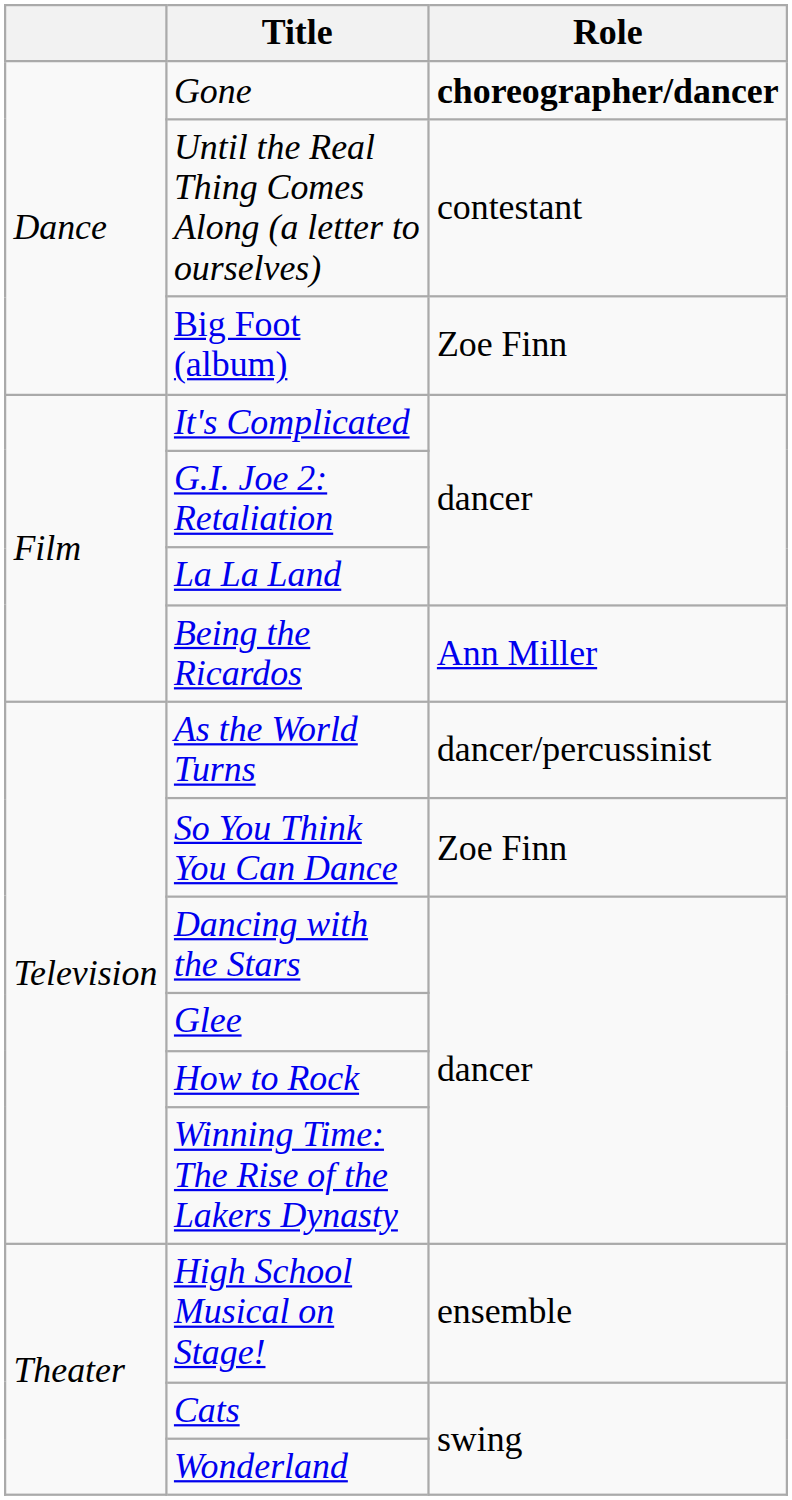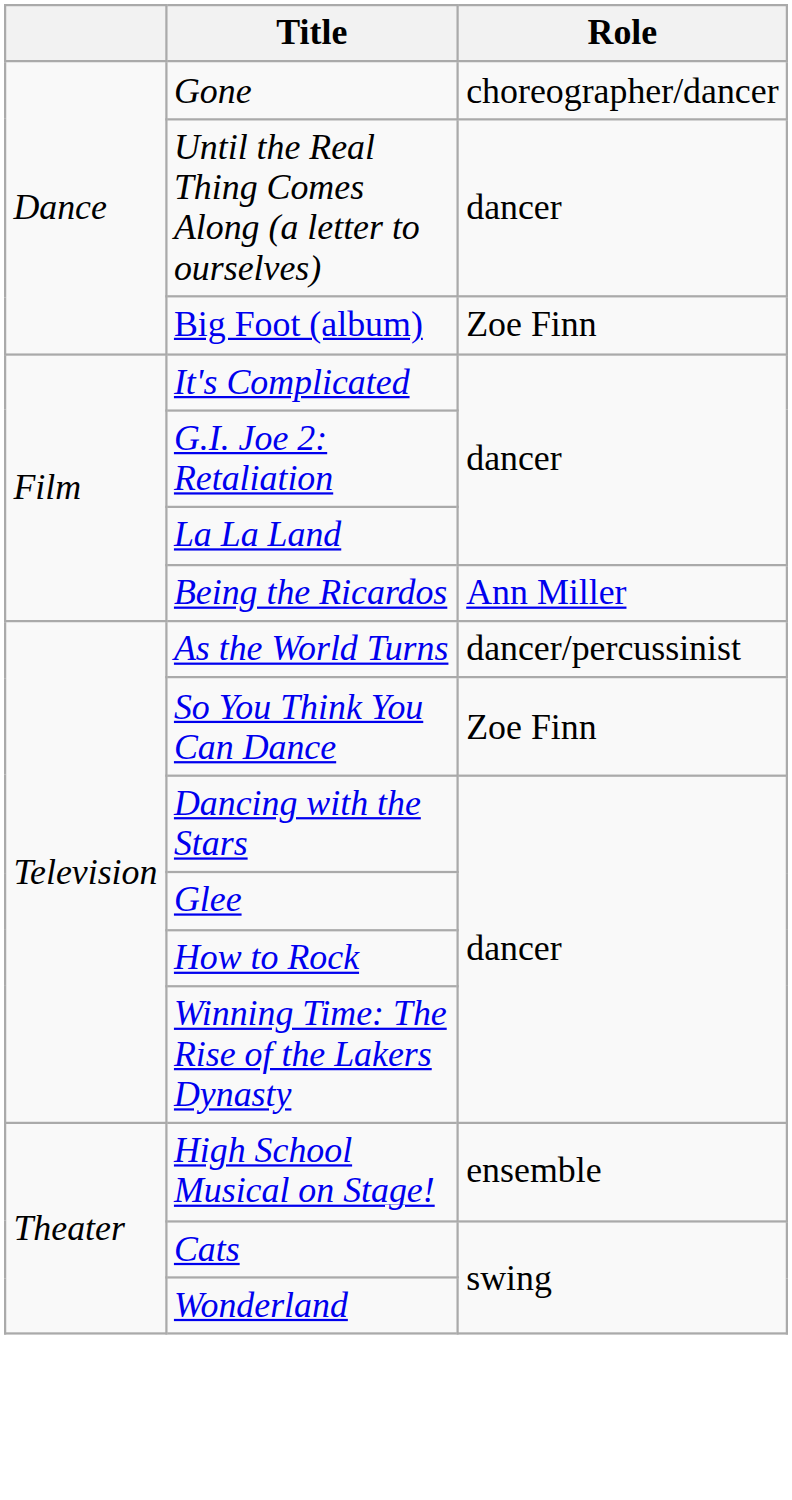(608, 89) bold -> (622, 89) normal
(510, 207) contestant -> (514, 207) dancer
